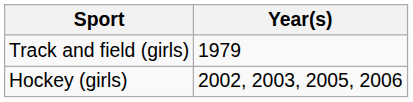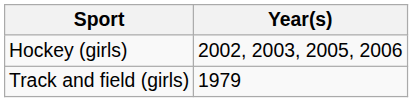rows swapped: (68, 81) <-> (99, 50)
